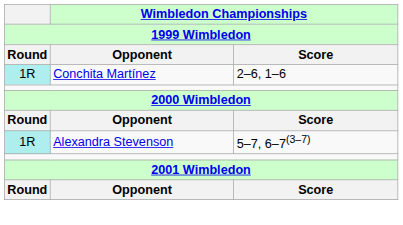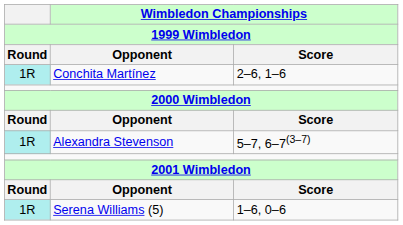+ row: (108, 210)
